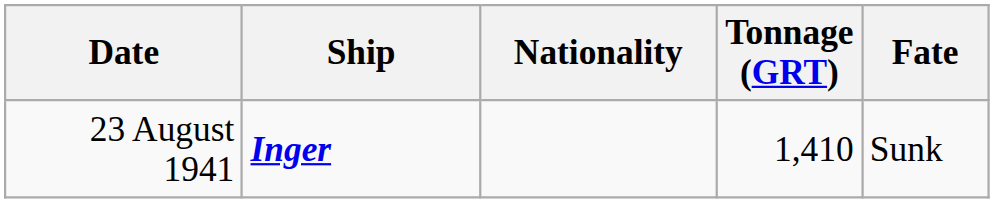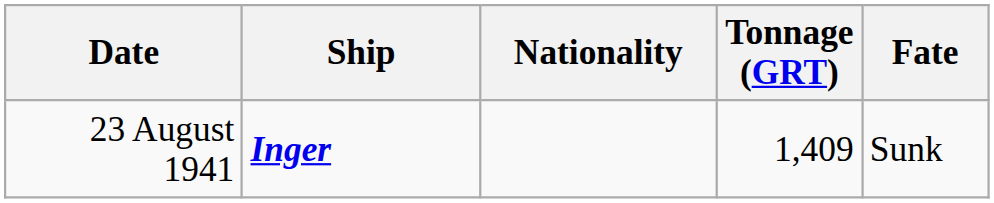(814, 148) 1,410 -> (814, 148) 1,409
